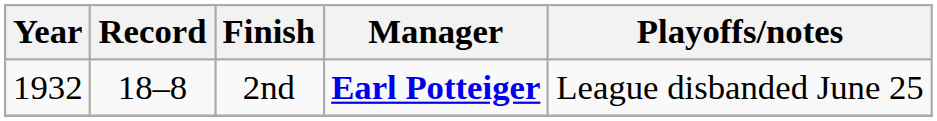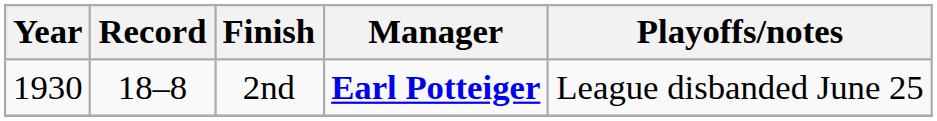(48, 87) 1932 -> (48, 87) 1930
